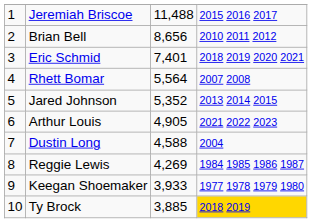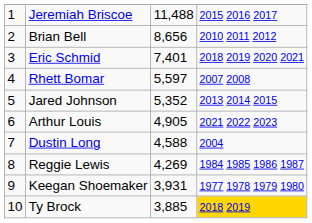(170, 79) 5,564 -> (170, 79) 5,597
(170, 185) 3,933 -> (170, 185) 3,931
